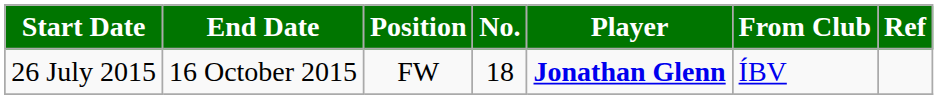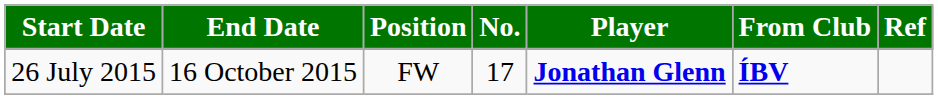(500, 71) 18 -> (500, 71) 17
(763, 71) normal -> (763, 71) bold
